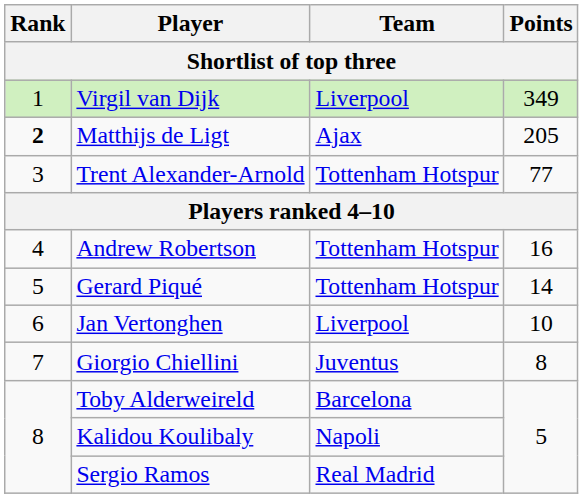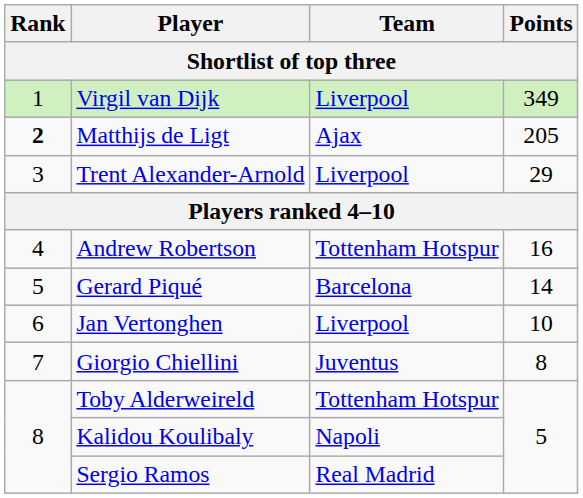(407, 173) Tottenham Hotspur -> (362, 173) Liverpool
(541, 173) 77 -> (541, 173) 29
(407, 286) Tottenham Hotspur -> (363, 286) Barcelona
(363, 398) Barcelona -> (407, 398) Tottenham Hotspur
